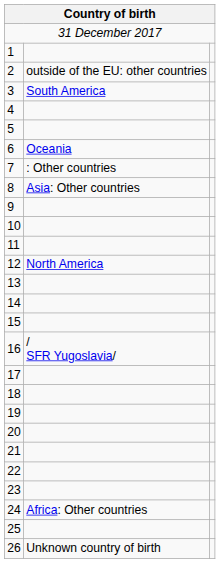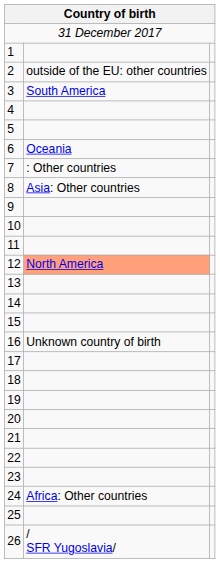(65, 264) no background -> (65, 264) lightsalmon background
(71, 348) / SFR Yugoslavia/ -> (94, 341) Unknown country of birth
(94, 548) Unknown country of birth -> (71, 541) / SFR Yugoslavia/
